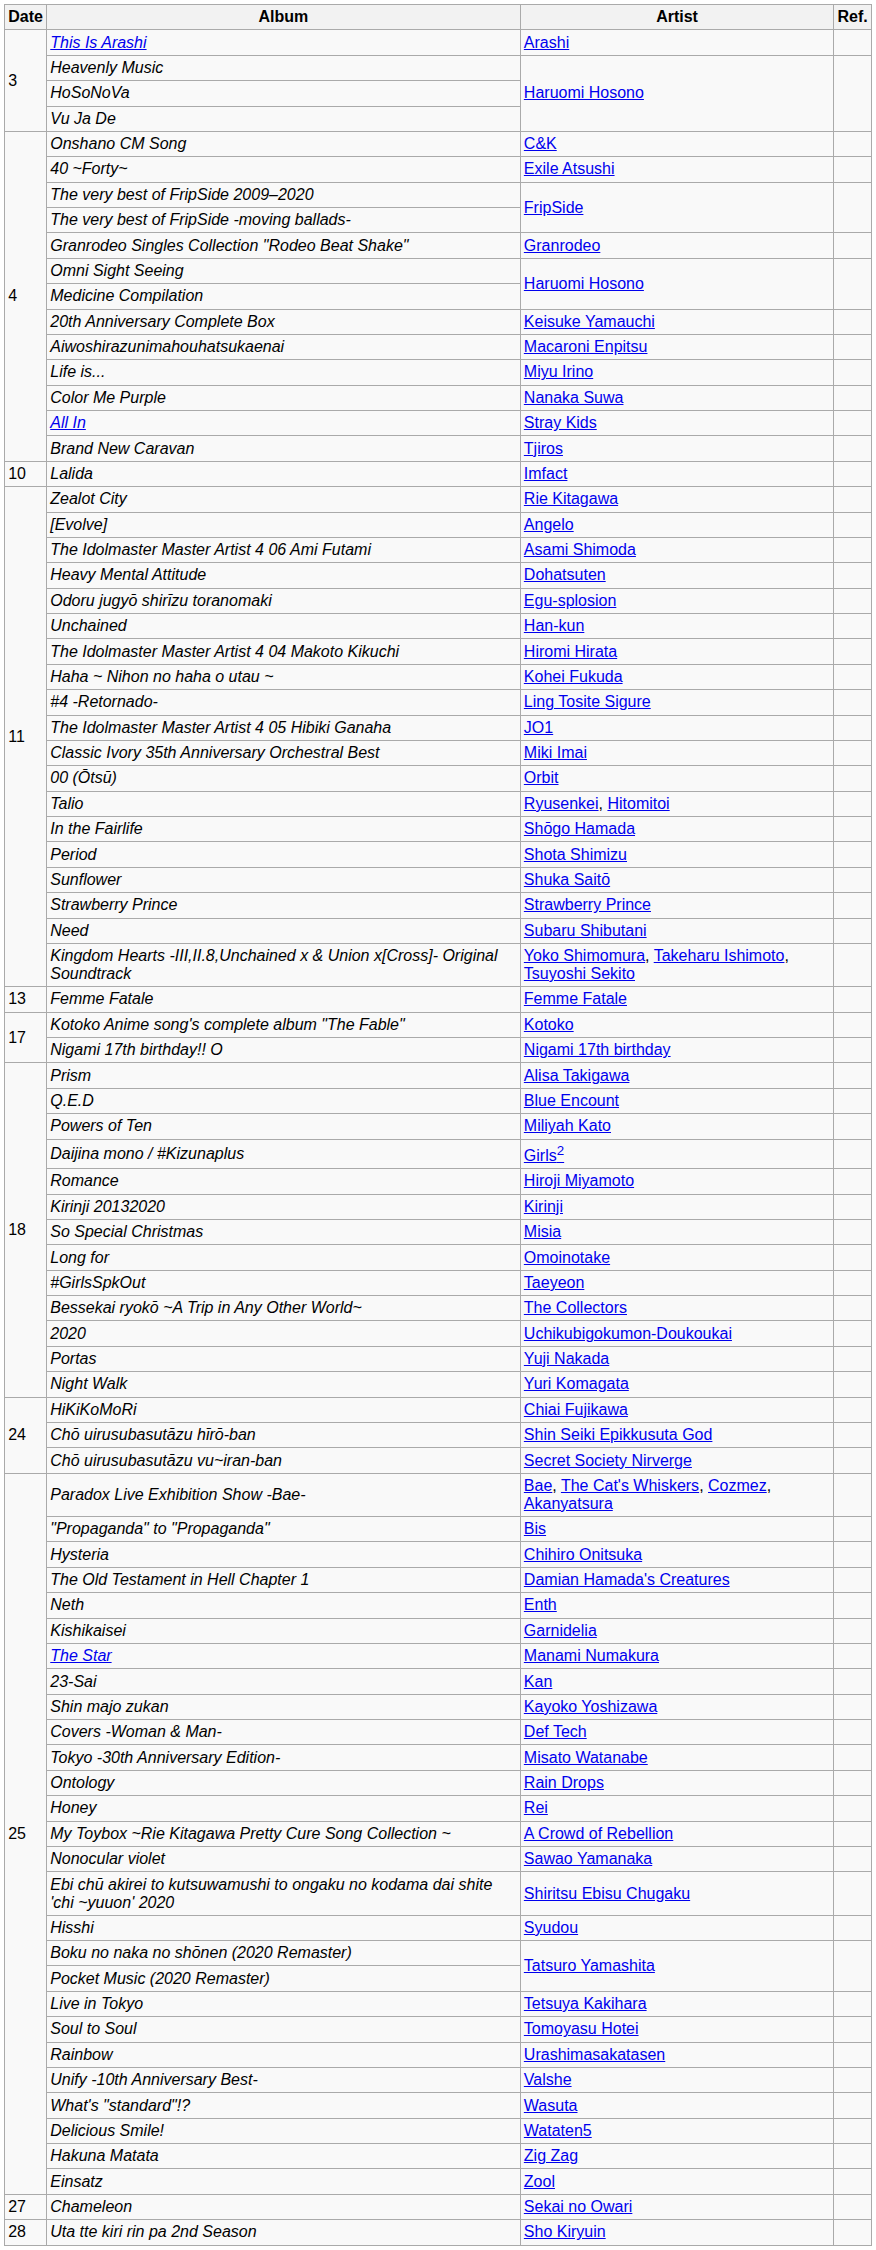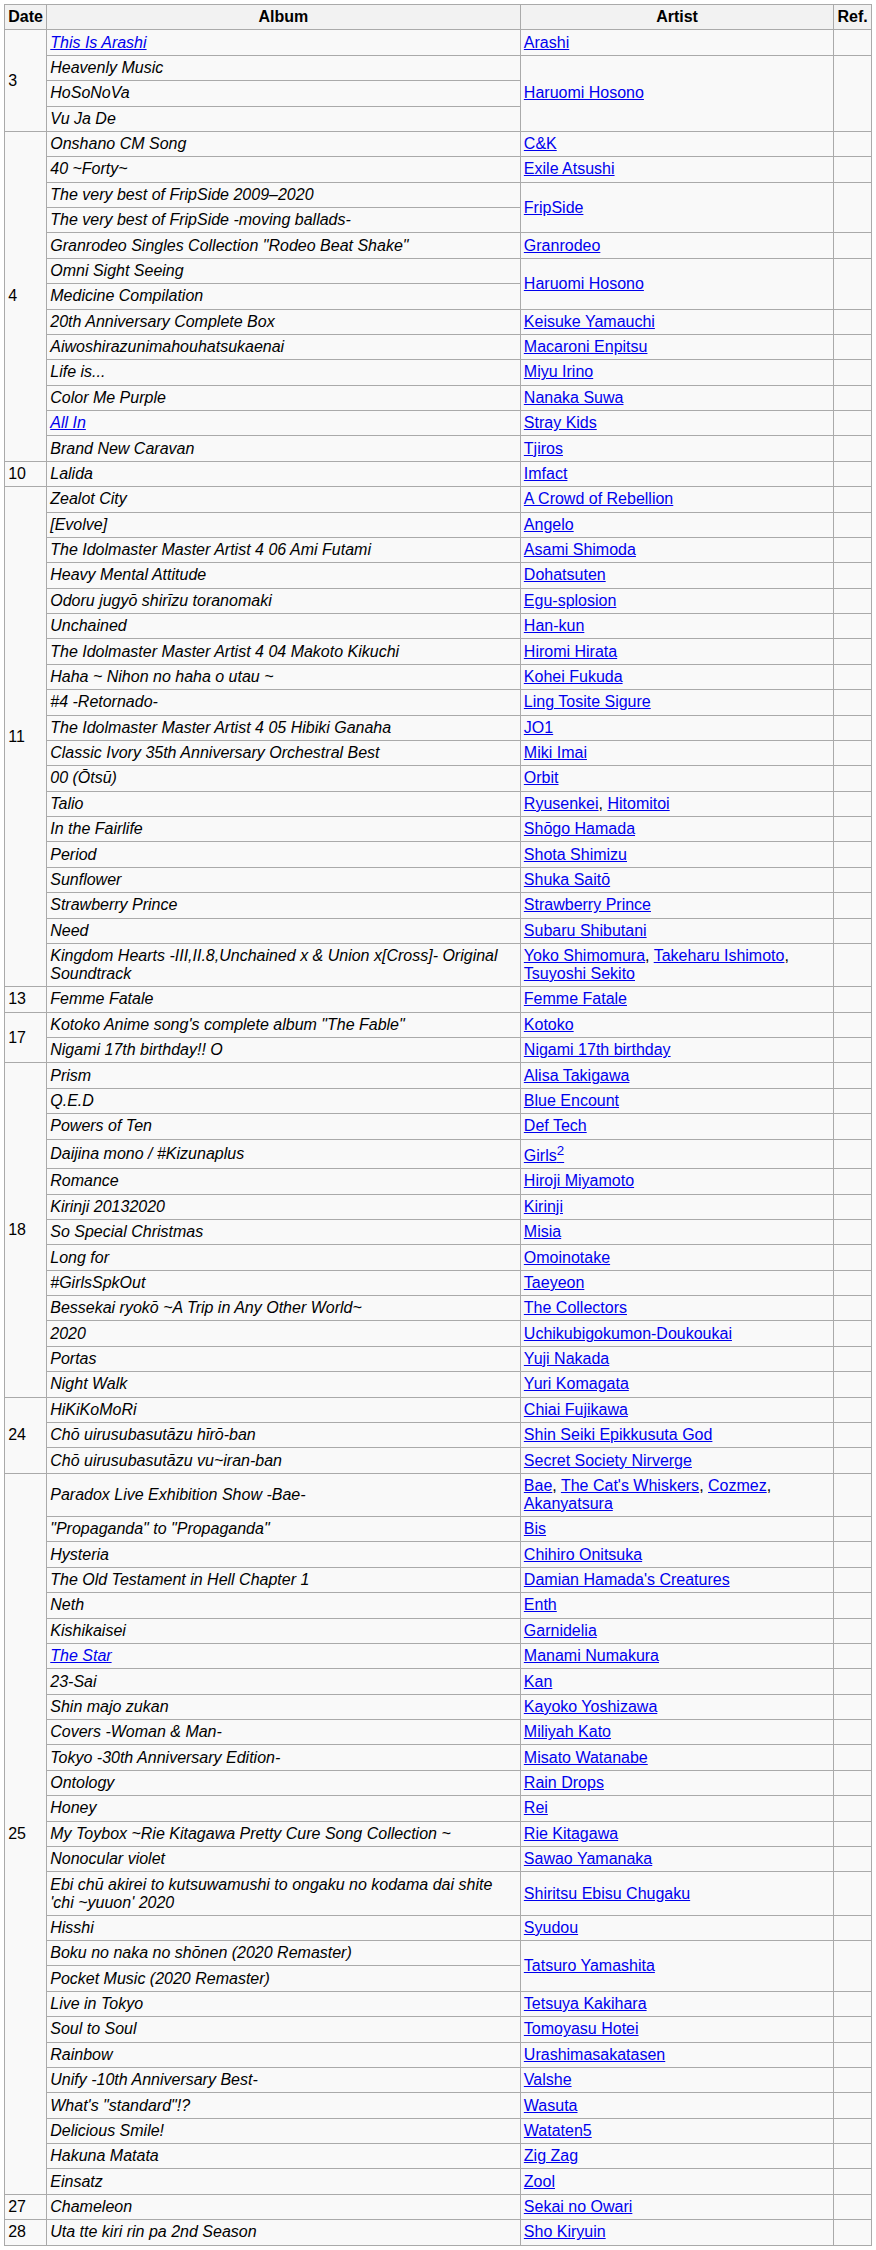(571, 499) Rie Kitagawa -> (599, 499) A Crowd of Rebellion
(567, 1126) Miliyah Kato -> (555, 1126) Def Tech
(555, 1732) Def Tech -> (567, 1732) Miliyah Kato
(599, 1833) A Crowd of Rebellion -> (571, 1833) Rie Kitagawa
